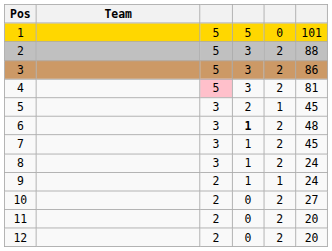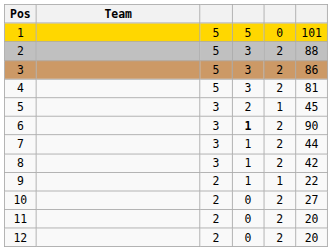(216, 88) pink background -> (216, 88) no background
(312, 126) 48 -> (312, 126) 90
(312, 144) 45 -> (312, 144) 44
(312, 163) 24 -> (312, 163) 42
(312, 182) 24 -> (312, 182) 22
